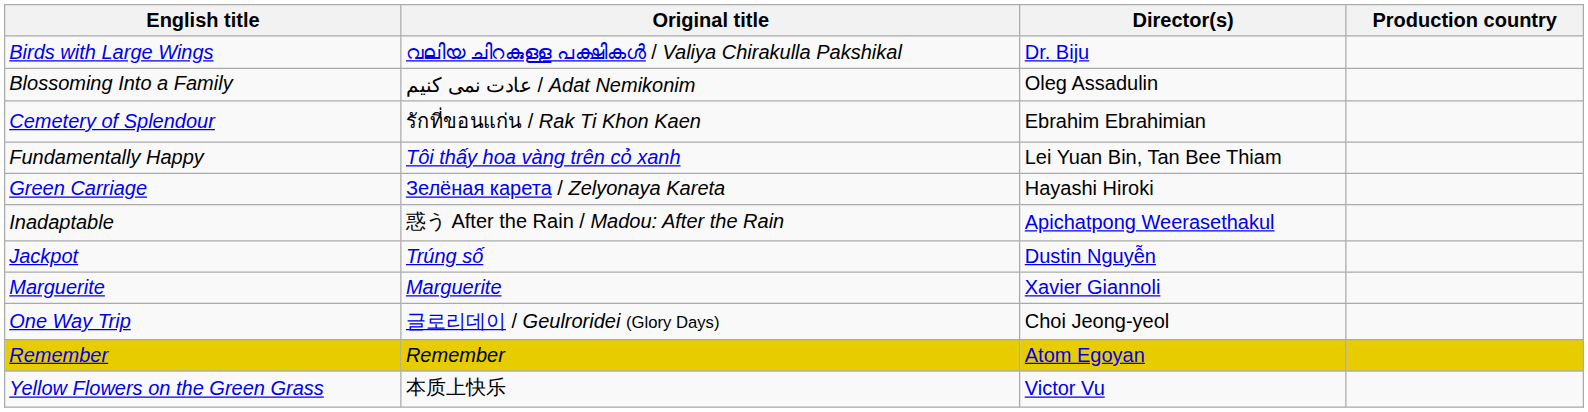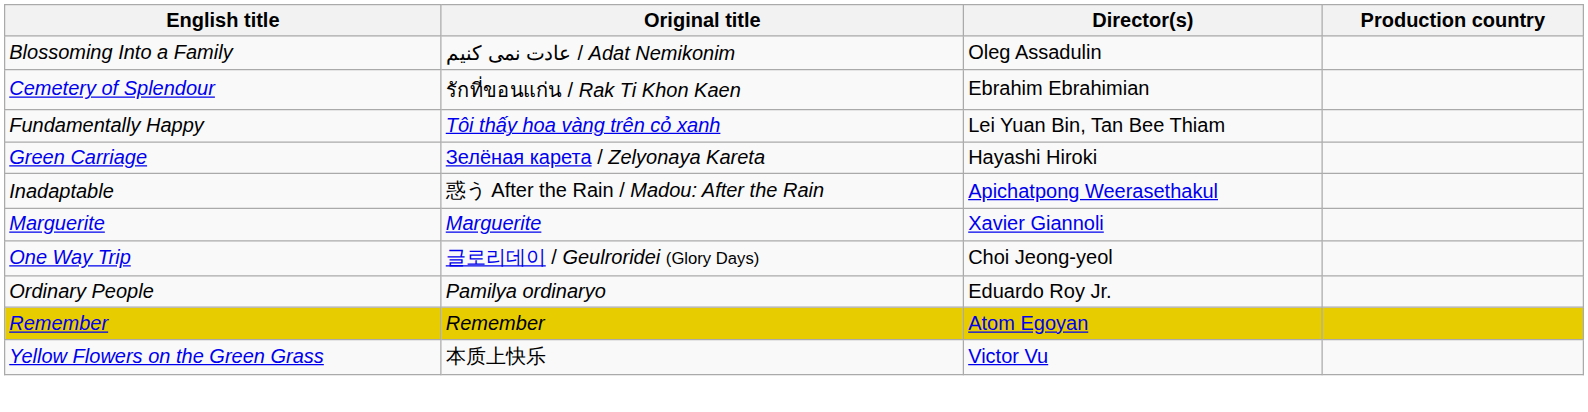- row: (111, 52)
- row: (44, 256)
+ row: (82, 291)
